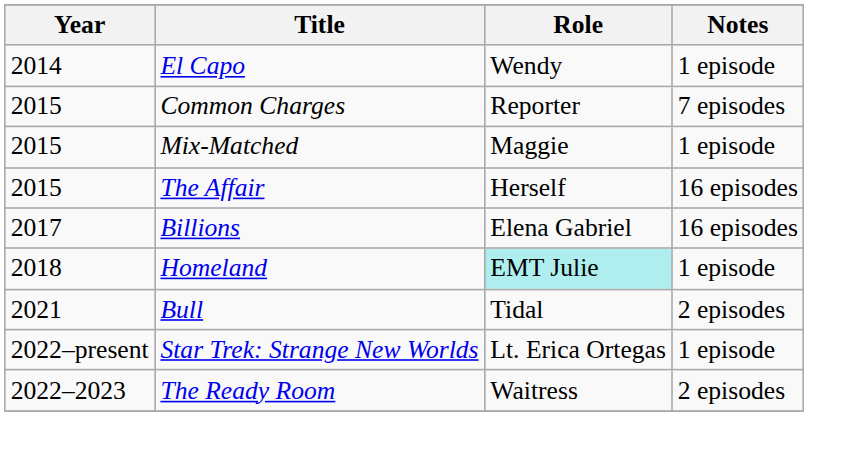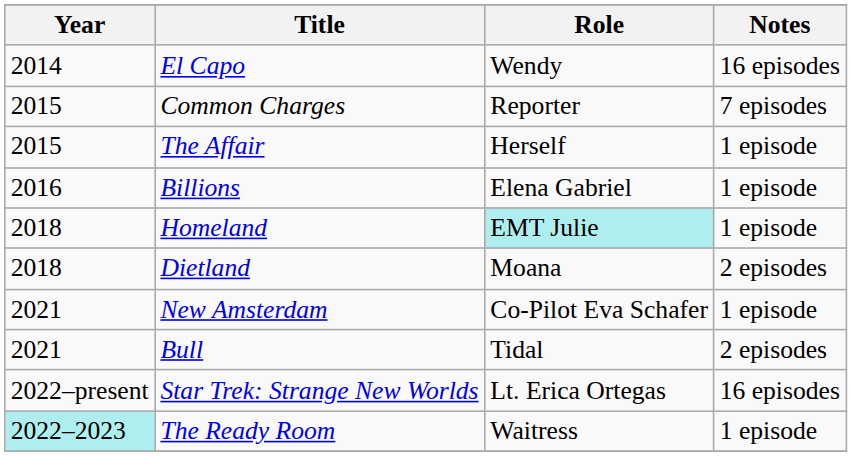(726, 65) 1 episode -> (780, 65) 16 episodes
- row: (229, 146)
(738, 187) 16 episodes -> (768, 146) 1 episode
(36, 227) 2017 -> (36, 187) 2016
(738, 227) 16 episodes -> (768, 187) 1 episode
+ row: (205, 268)
+ row: (244, 308)
(726, 349) 1 episode -> (780, 390) 16 episodes
(68, 390) no background -> (68, 430) paleturquoise background
(731, 390) 2 episodes -> (768, 430) 1 episode
